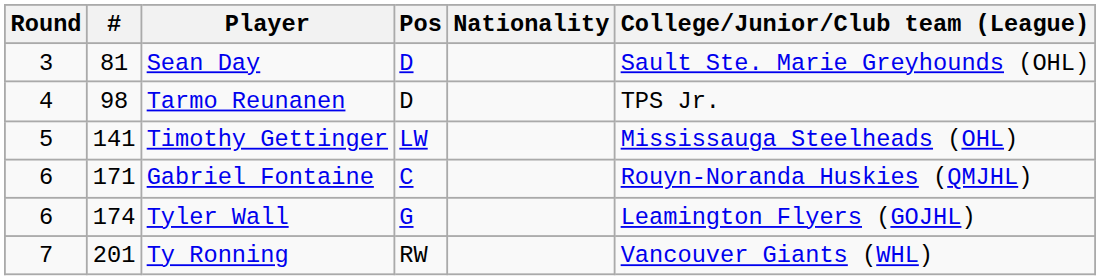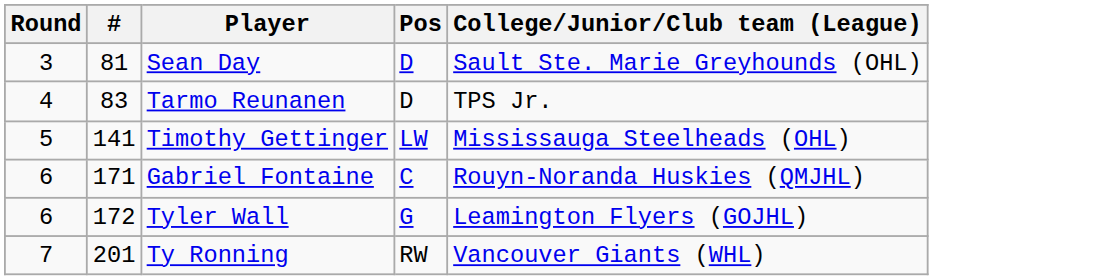- column: (531, 24)
(114, 101) 98 -> (114, 101) 83
(114, 217) 174 -> (114, 217) 172
